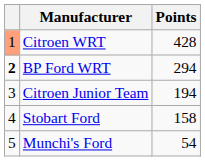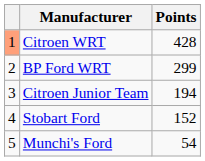(12, 67) bold -> (12, 67) normal
(185, 67) 294 -> (185, 67) 299
(185, 118) 158 -> (185, 118) 152
